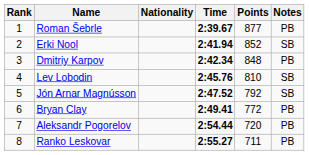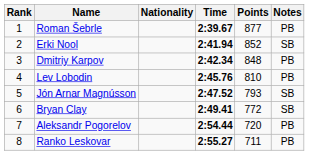(288, 77) SB -> (288, 77) PB
(253, 93) 792 -> (253, 93) 793
(288, 110) PB -> (288, 110) SB
